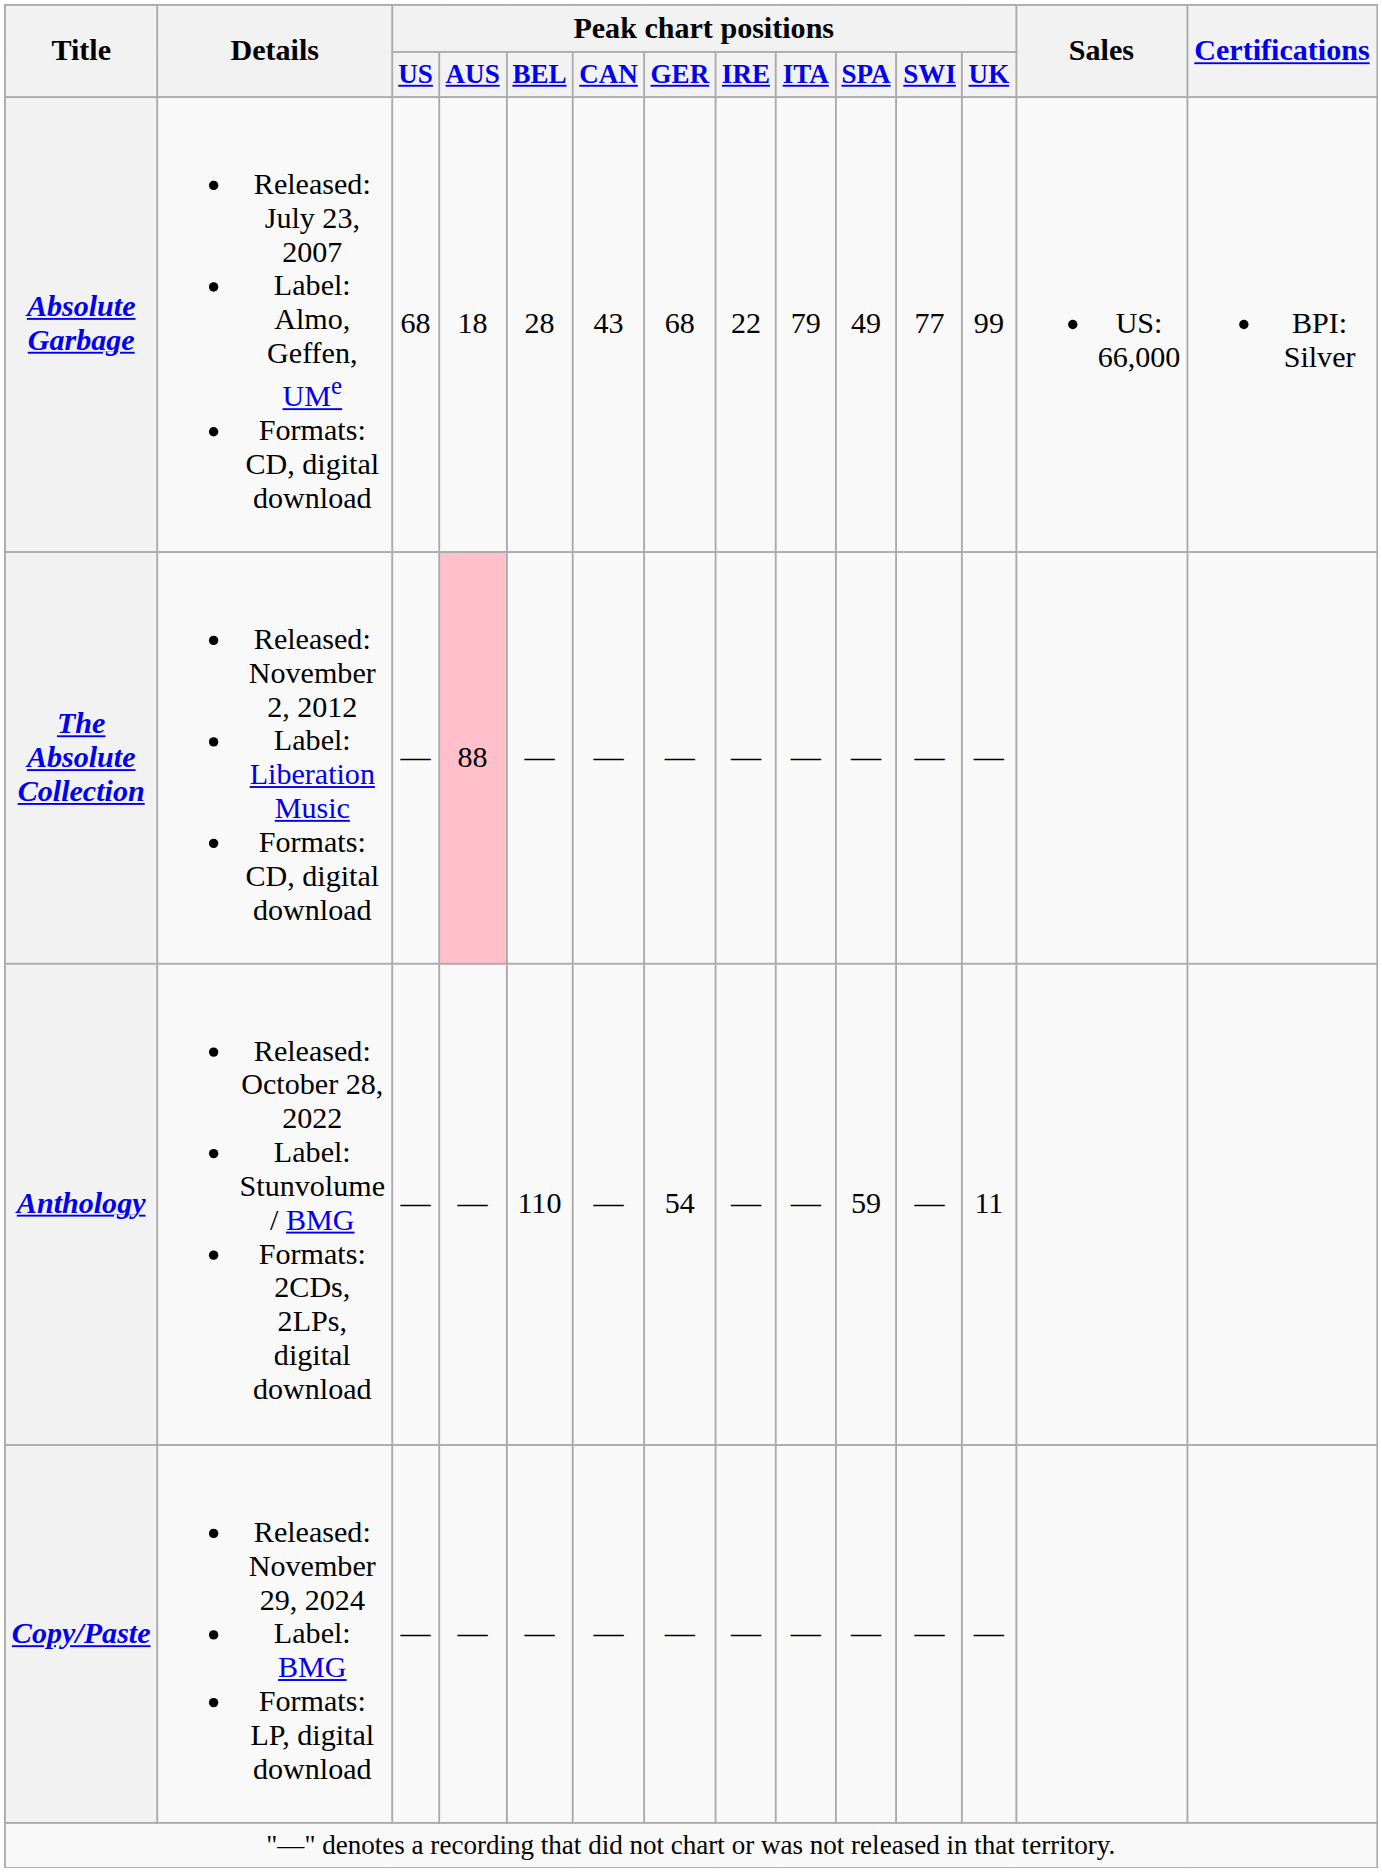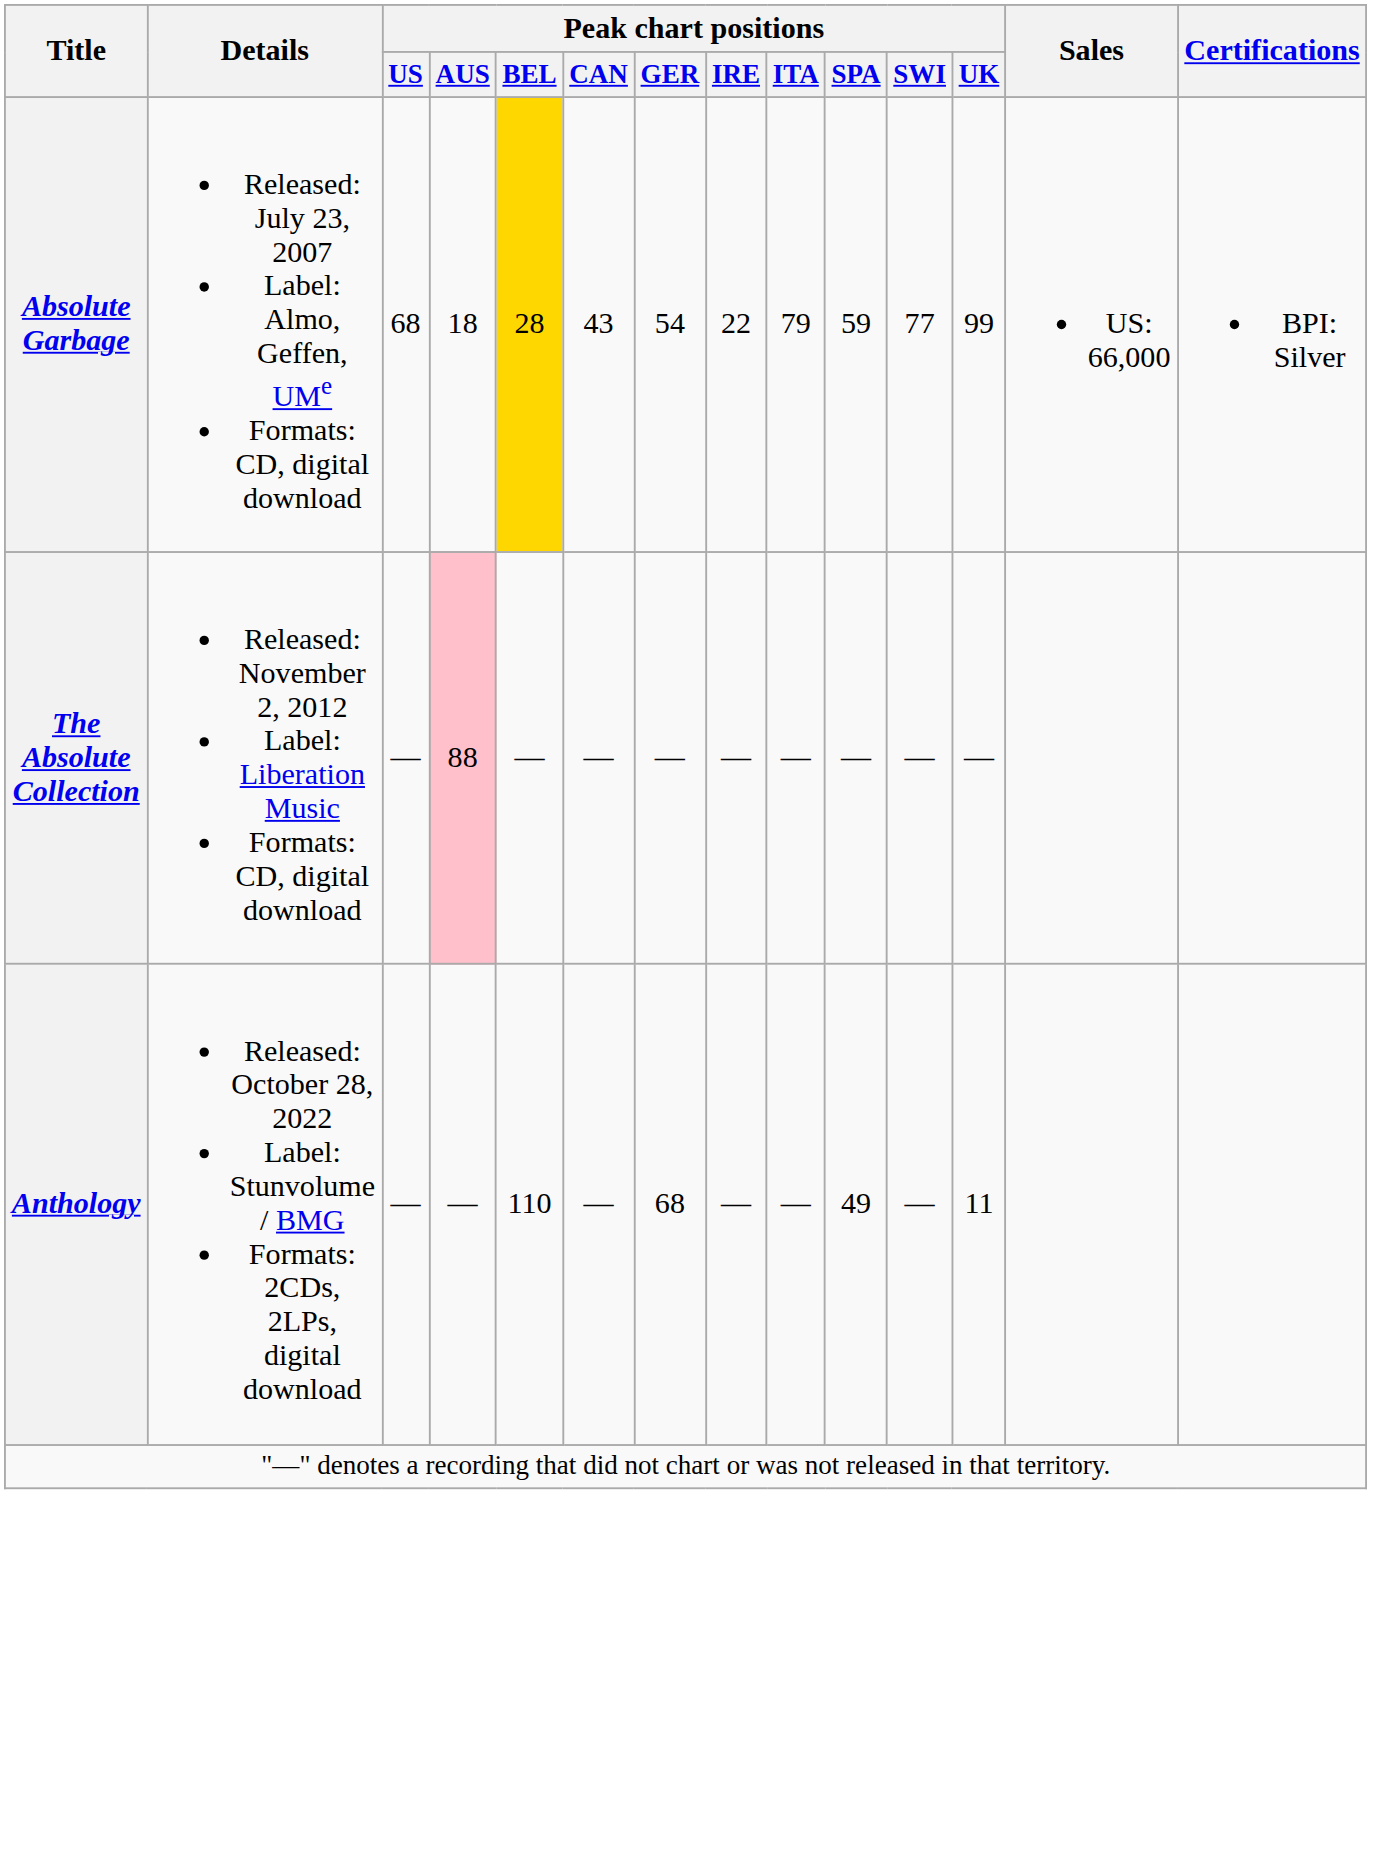(539, 324) no background -> (529, 324) gold background
(680, 324) 68 -> (670, 324) 54
(866, 324) 49 -> (856, 324) 59
(680, 1203) 54 -> (670, 1203) 68
(866, 1203) 59 -> (856, 1203) 49
- row: (81, 1633)
